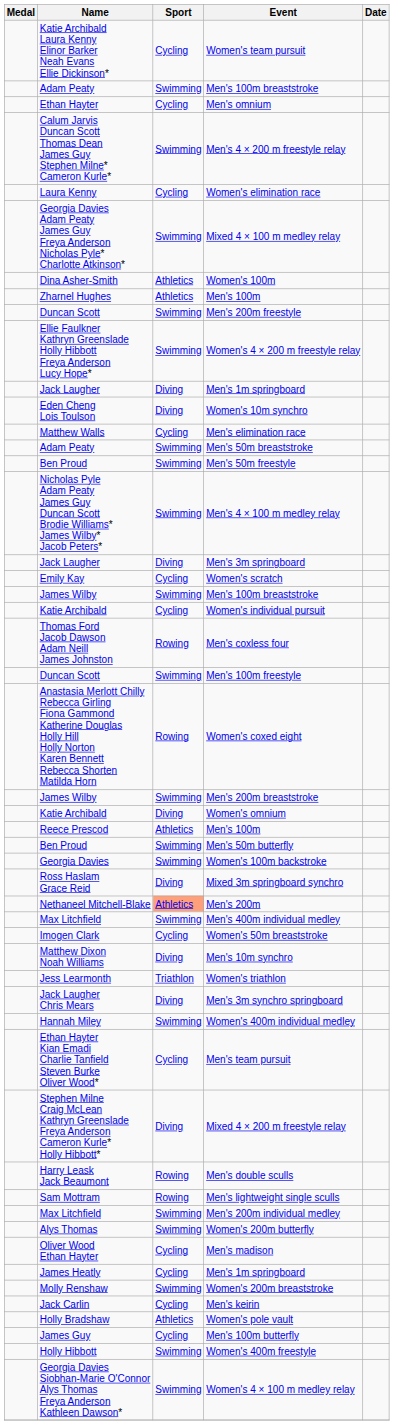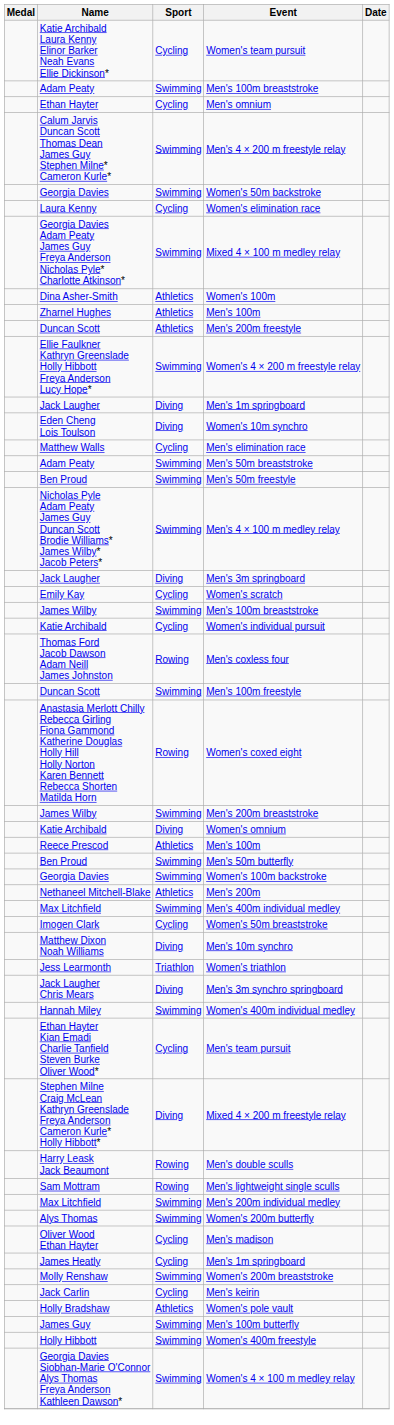+ row: (74, 193)
(178, 312) Swimming -> (174, 328) Athletics
- row: (70, 883)
(174, 904) lightsalmon background -> (174, 893) no background
(172, 1336) Cycling -> (178, 1325) Swimming
